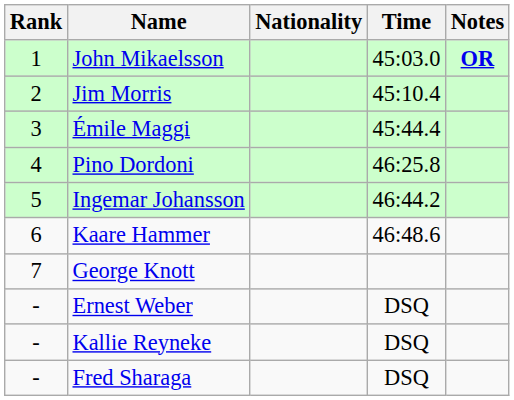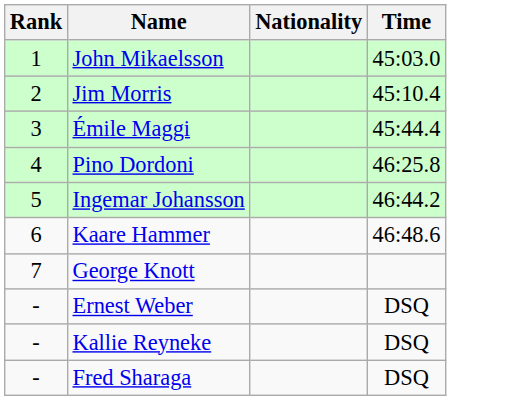- column: (477, 22)
